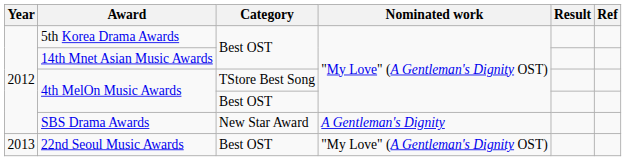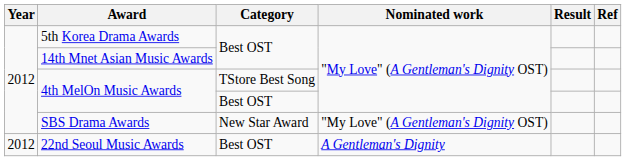(383, 123) A Gentleman's Dignity -> (435, 123) "My Love" (A Gentleman's Dignity OST)
(21, 144) 2013 -> (21, 144) 2012
(435, 144) "My Love" (A Gentleman's Dignity OST) -> (383, 144) A Gentleman's Dignity
